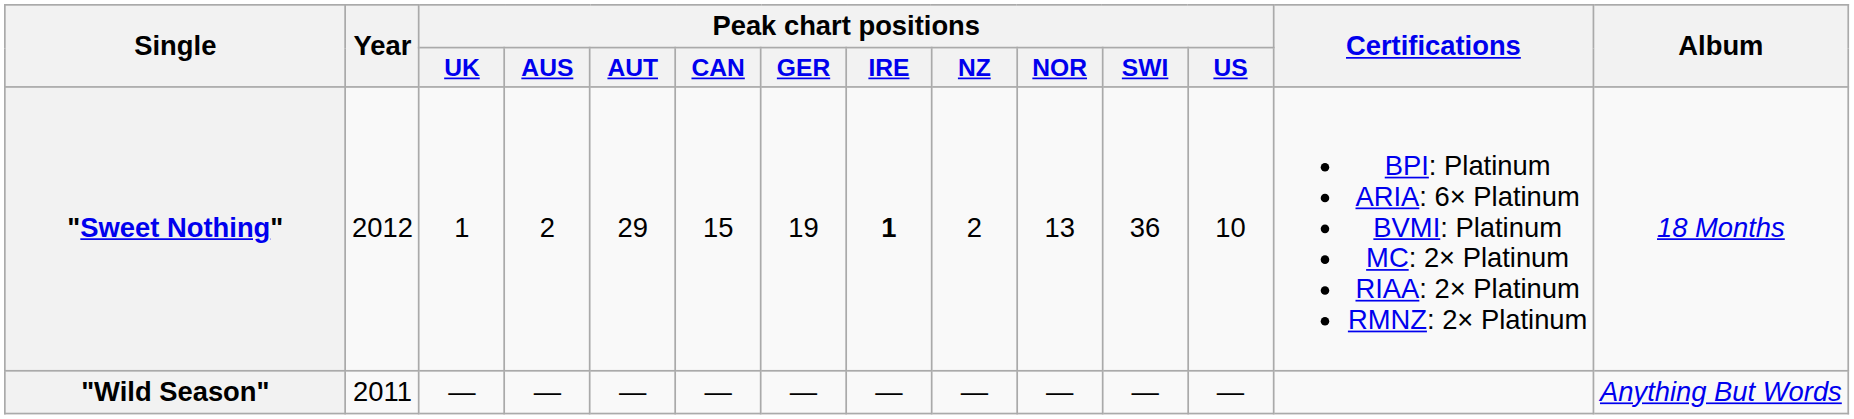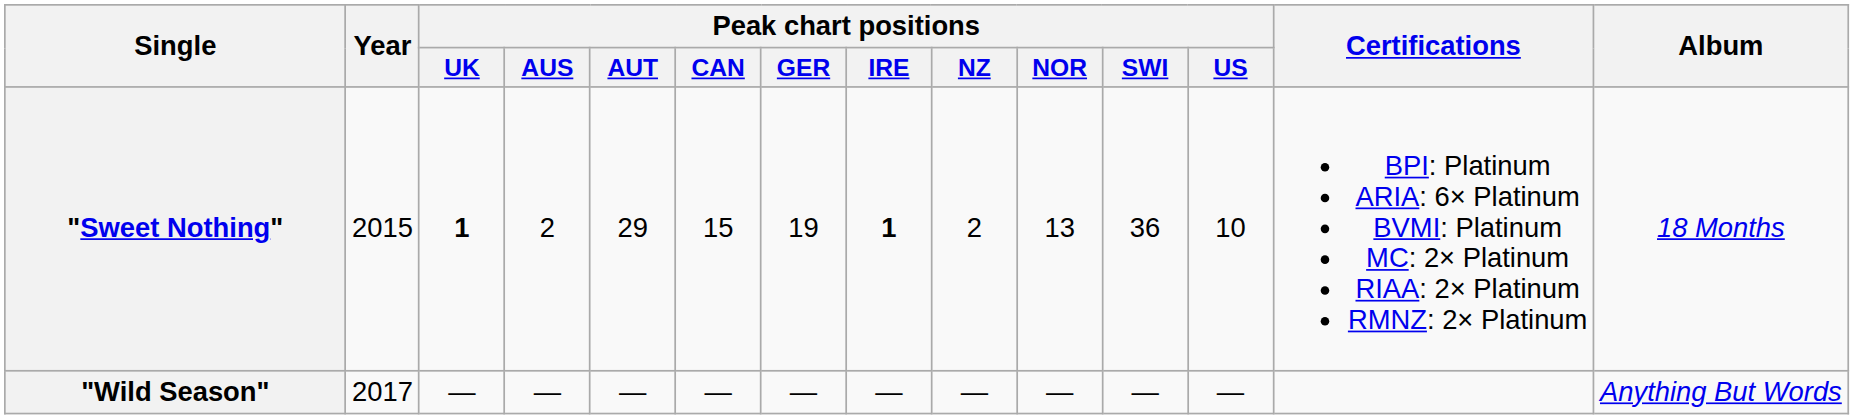(383, 228) 2012 -> (383, 228) 2015
(462, 228) normal -> (462, 228) bold
(383, 391) 2011 -> (383, 391) 2017
